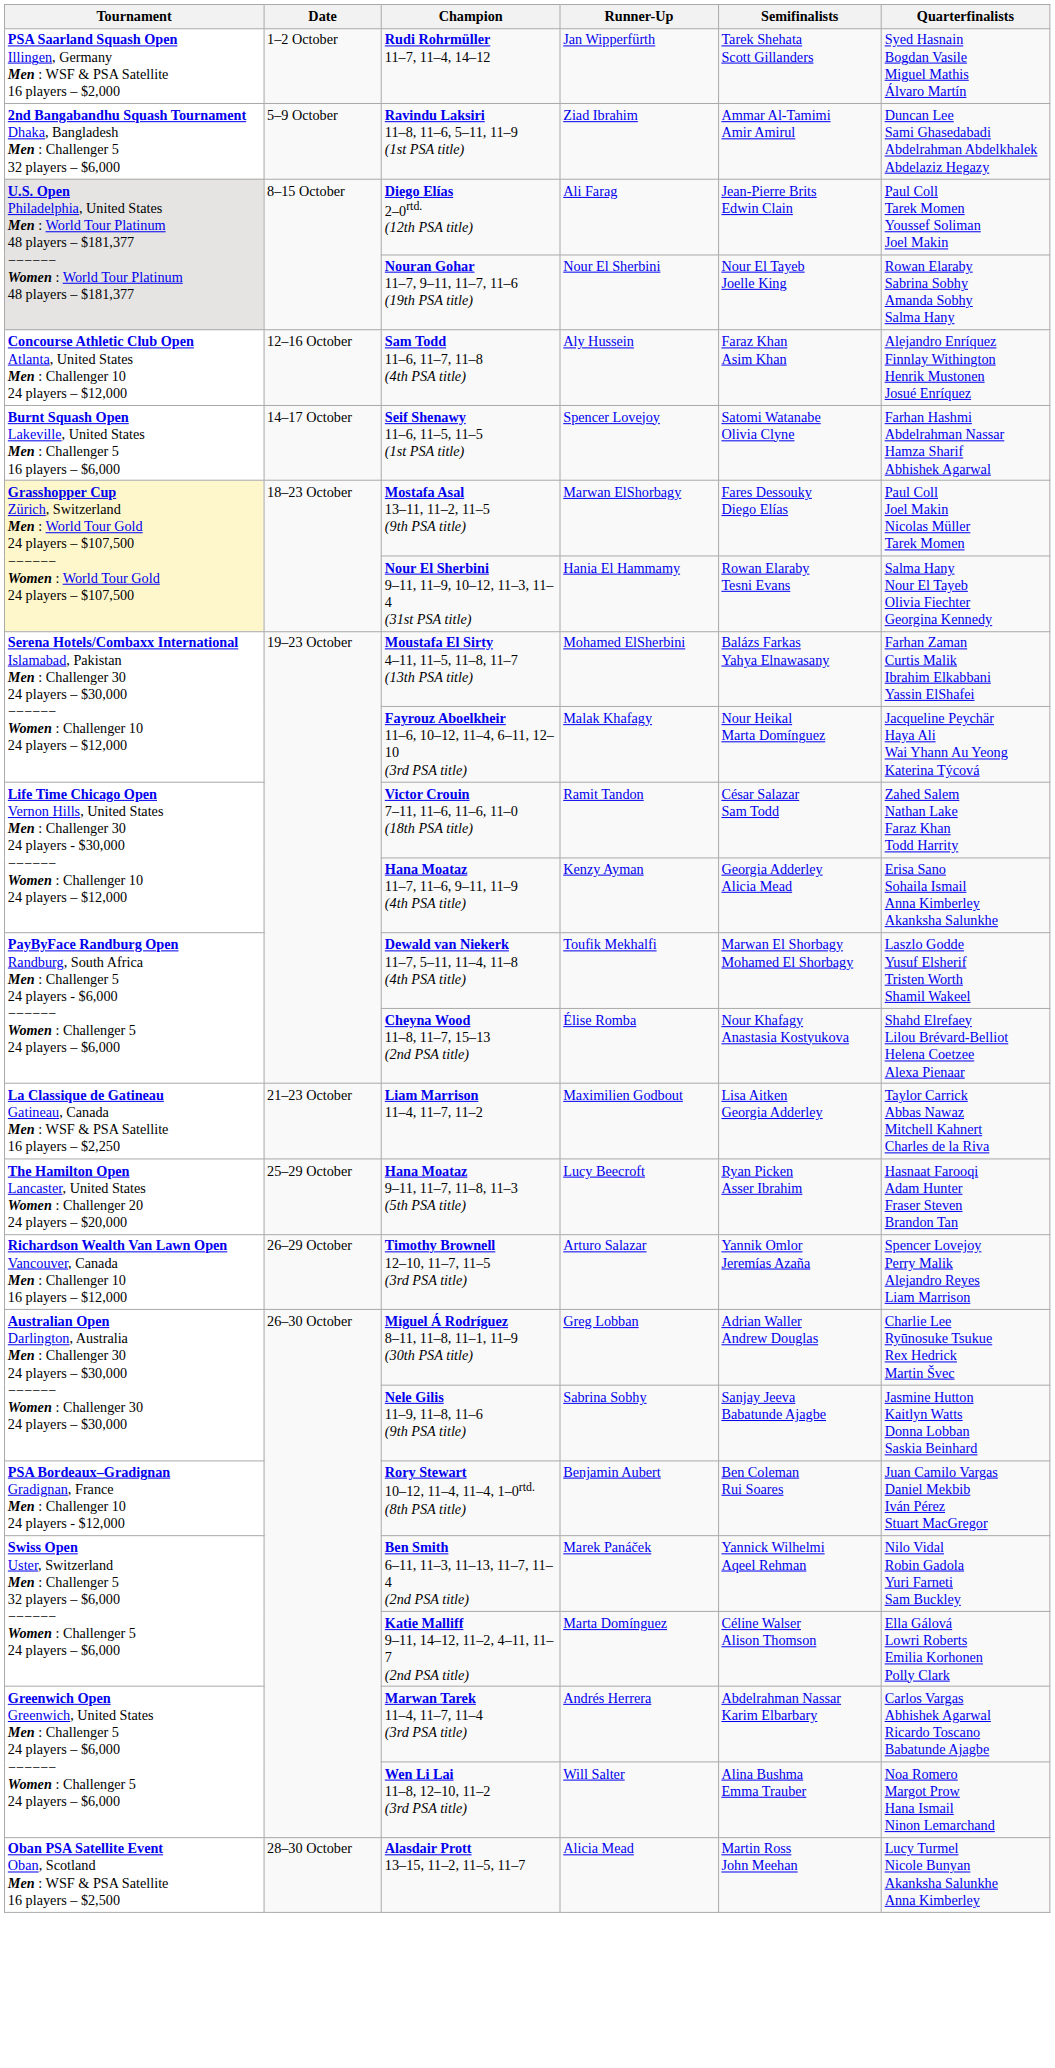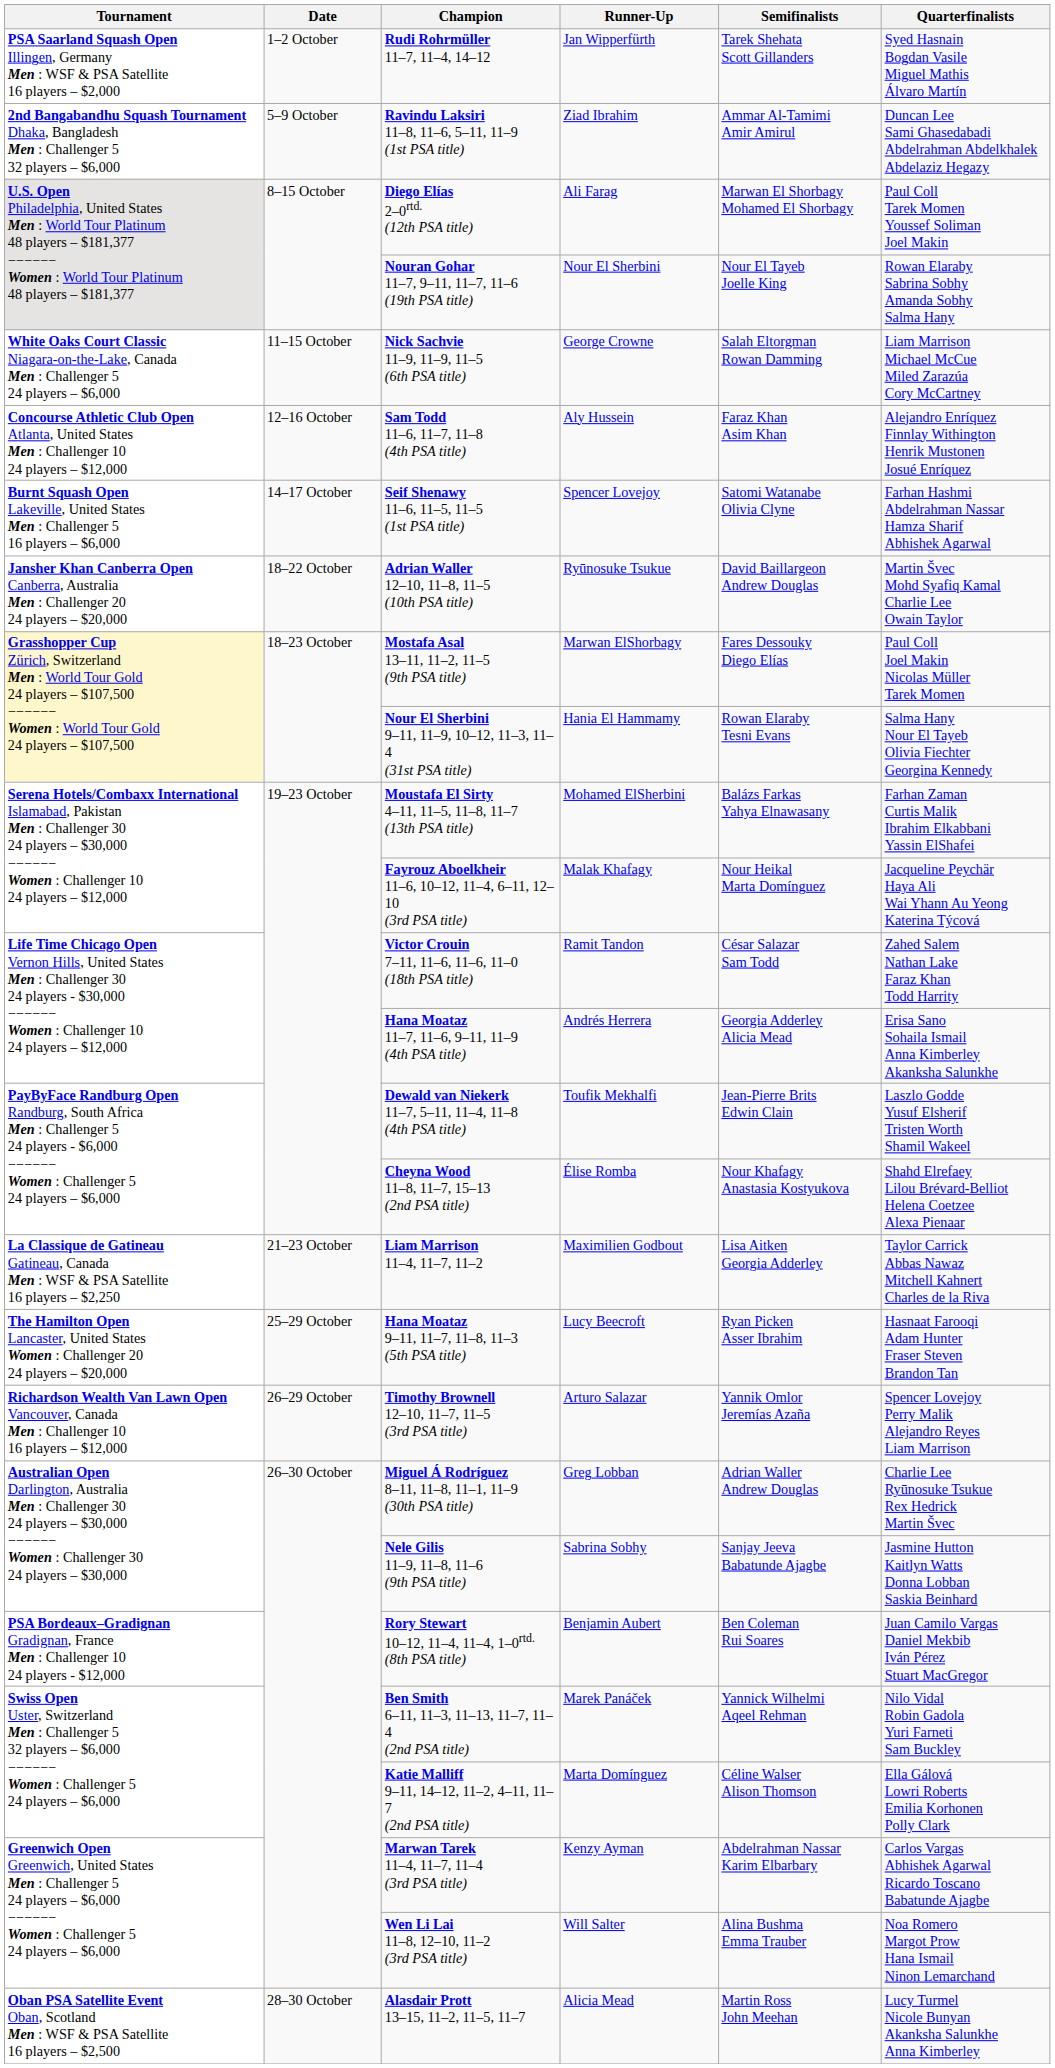(769, 199) Jean-Pierre Brits Edwin Clain -> (787, 199) Marwan El Shorbagy Mohamed El Shorbagy
+ row: (434, 359)
+ row: (438, 585)
(603, 869) Kenzy Ayman -> (607, 1020) Andrés Herrera
(787, 953) Marwan El Shorbagy Mohamed El Shorbagy -> (769, 1104) Jean-Pierre Brits Edwin Clain
(607, 1698) Andrés Herrera -> (603, 1849) Kenzy Ayman
